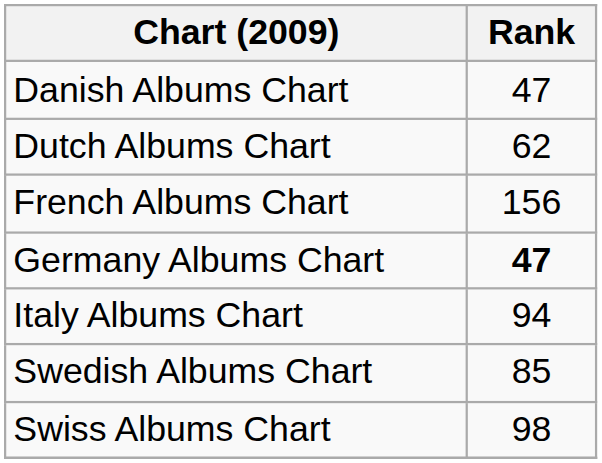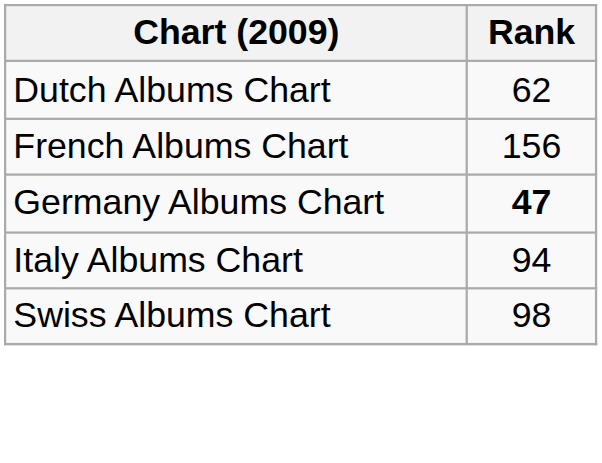- row: (181, 89)
- row: (193, 372)
